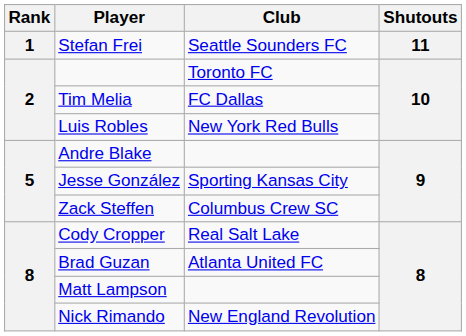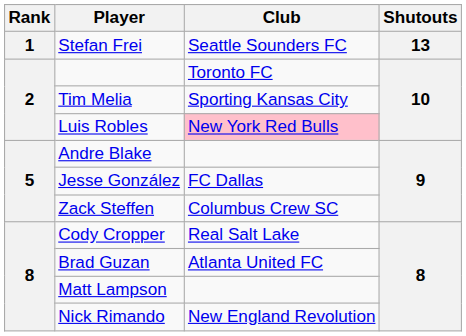(420, 45) 11 -> (420, 45) 13
(226, 99) FC Dallas -> (268, 99) Sporting Kansas City
(263, 126) no background -> (263, 126) pink background
(268, 180) Sporting Kansas City -> (226, 180) FC Dallas
